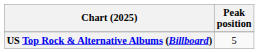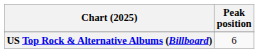(234, 40) 5 -> (234, 40) 6
